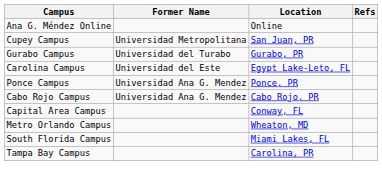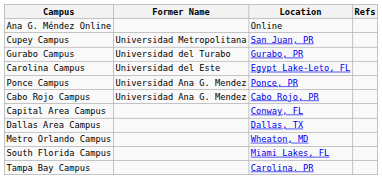+ row: (54, 125)
